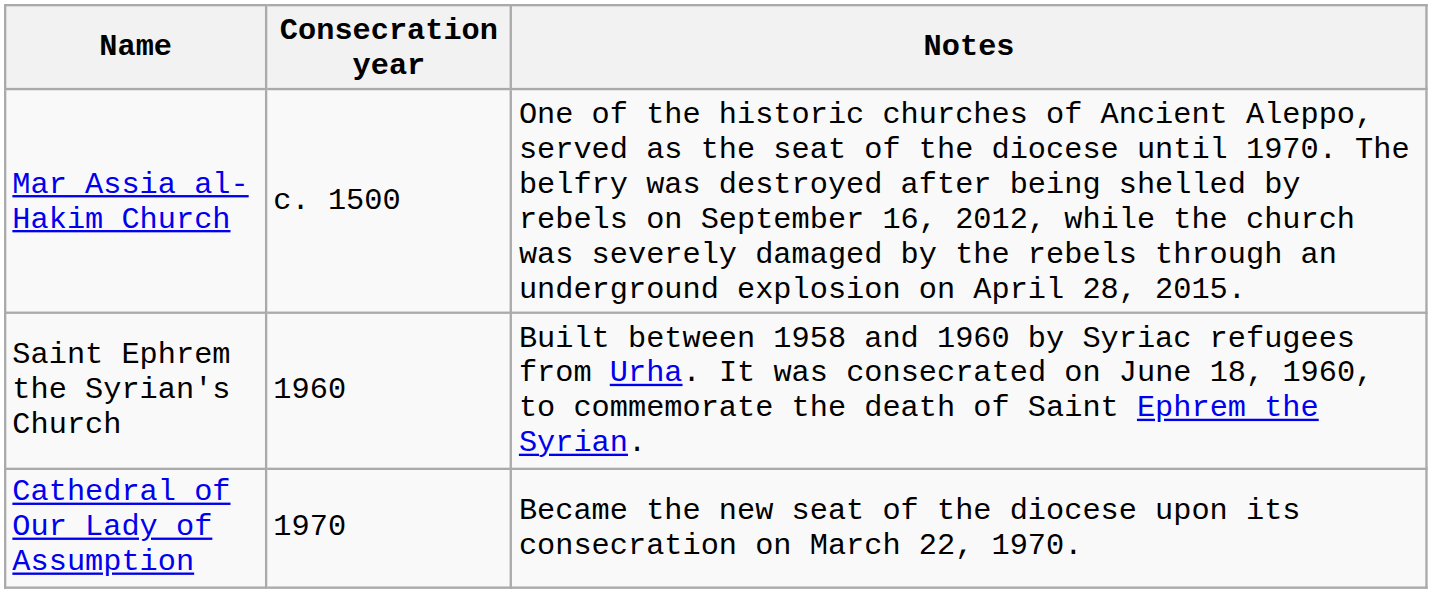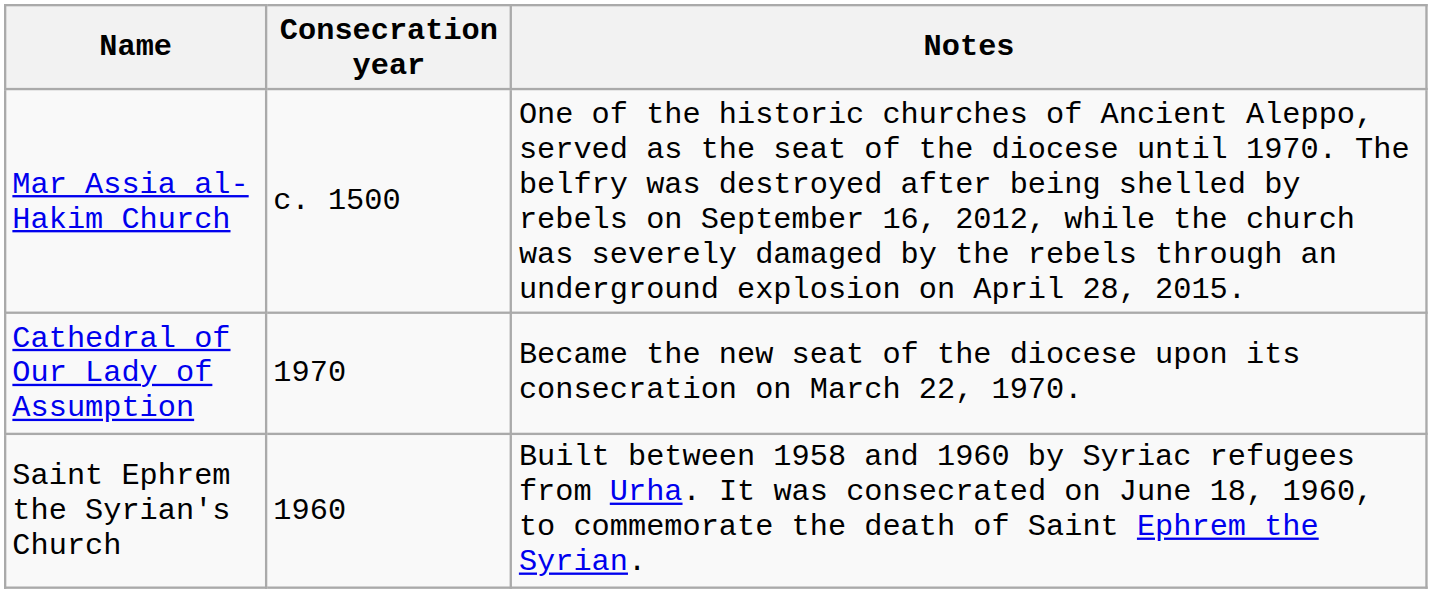rows swapped: (121, 391) <-> (121, 527)
